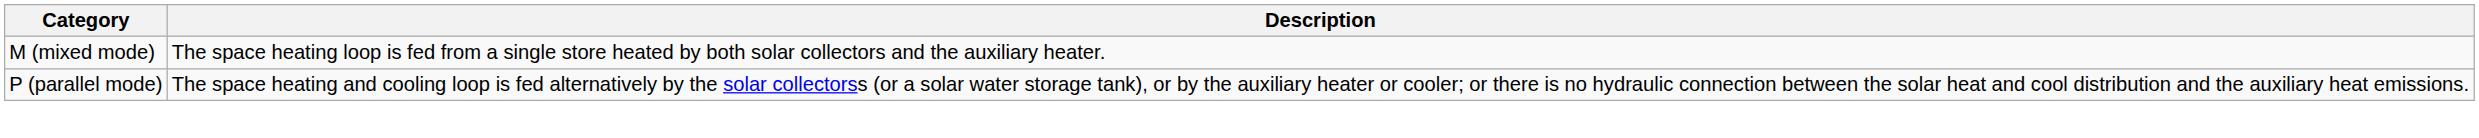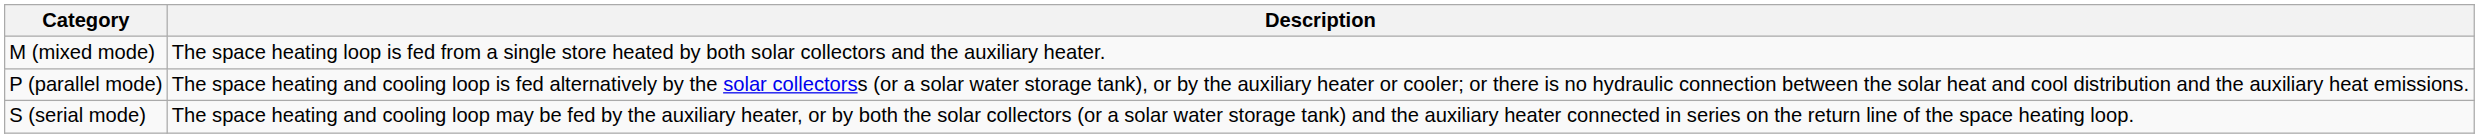+ row: (78, 116)
